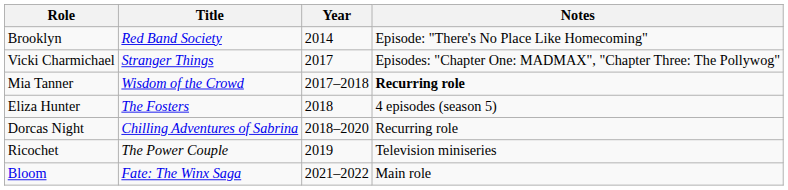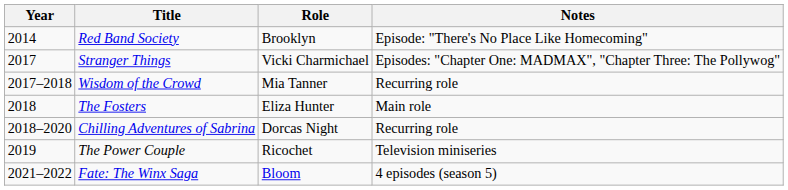columns swapped: (337, 15) <-> (61, 15)
(420, 83) bold -> (417, 83) normal
(436, 106) 4 episodes (season 5) -> (403, 106) Main role
(403, 173) Main role -> (436, 173) 4 episodes (season 5)
